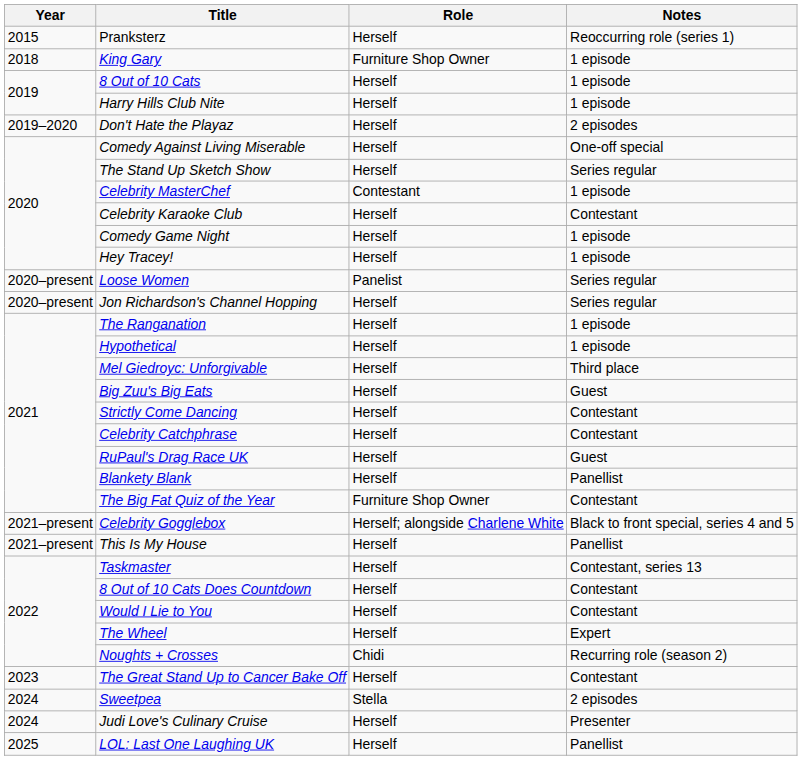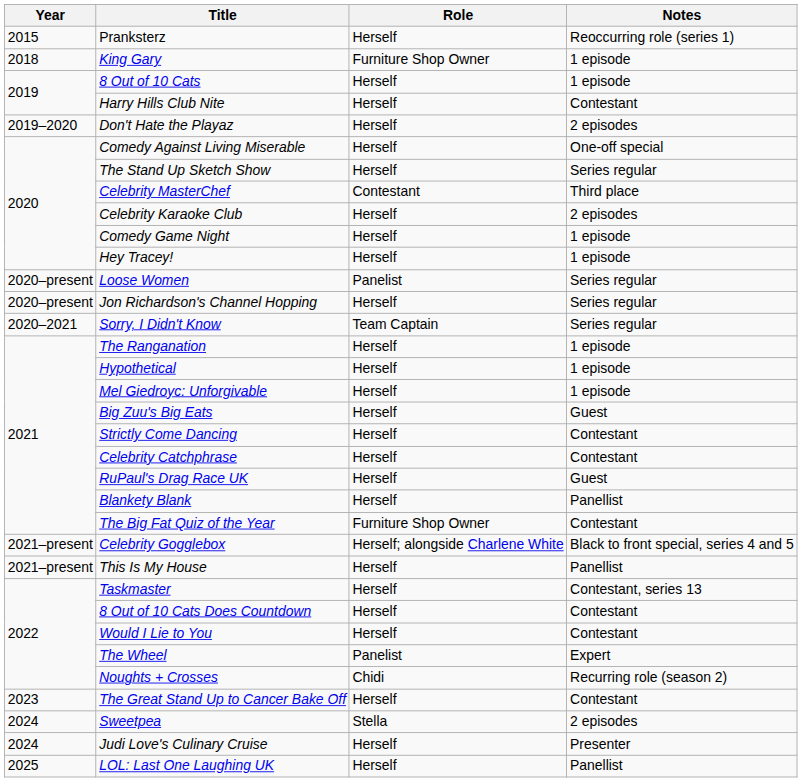(600, 103) 1 episode -> (604, 103) Contestant
(600, 192) 1 episode -> (605, 192) Third place
(604, 214) Contestant -> (604, 214) 2 episodes
+ row: (160, 324)
(605, 368) Third place -> (600, 390) 1 episode
(374, 633) Herself -> (377, 655) Panelist
